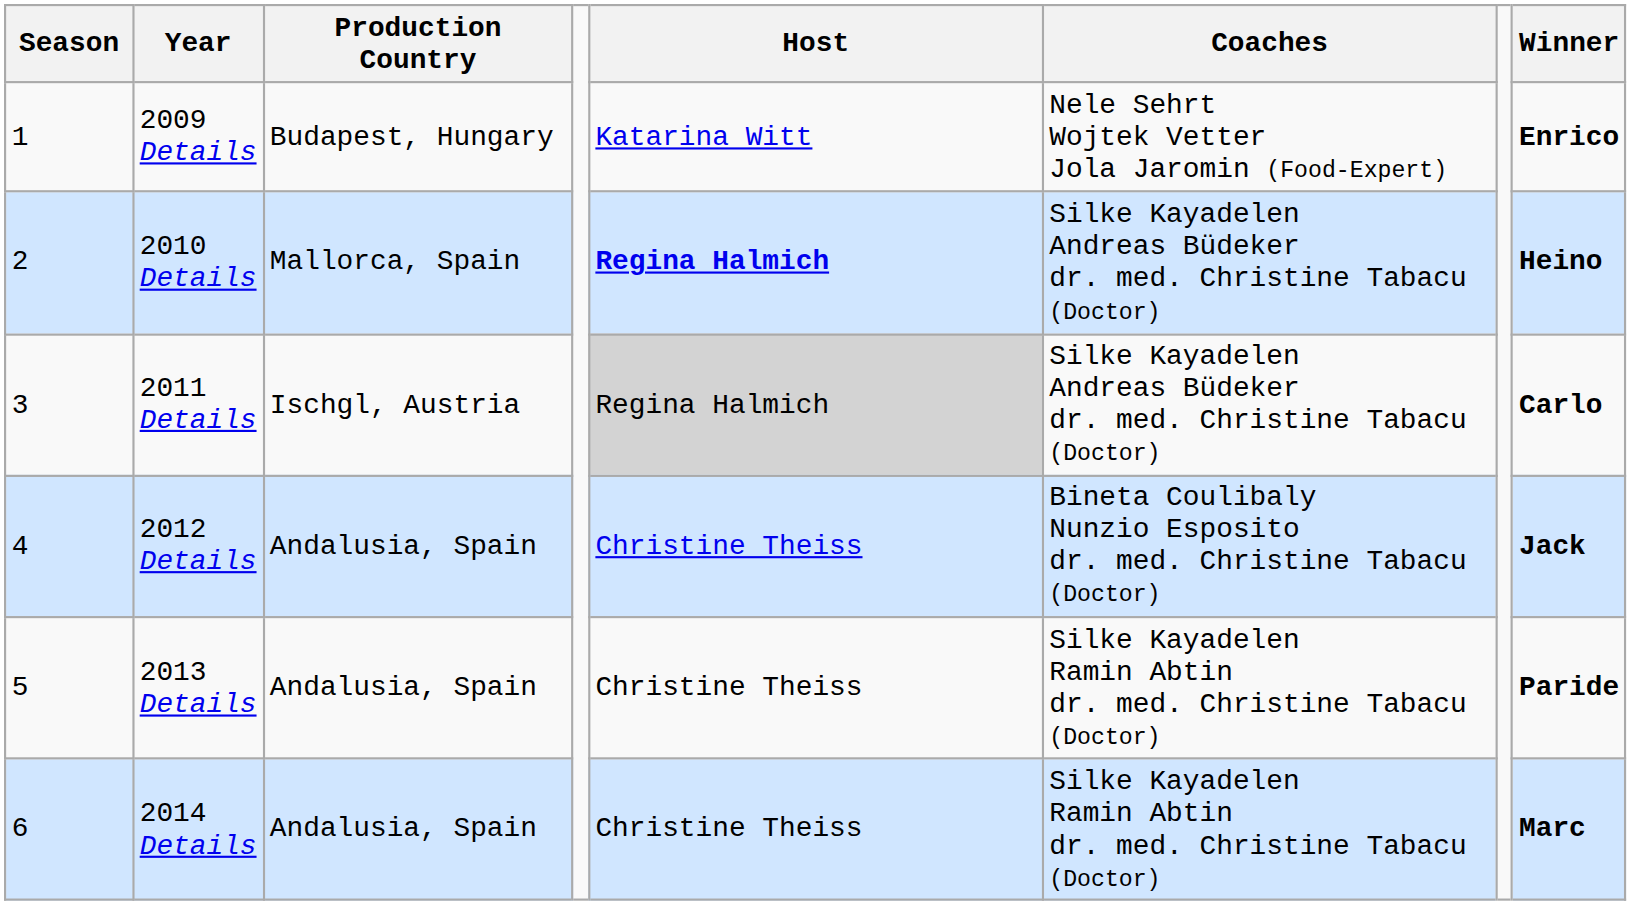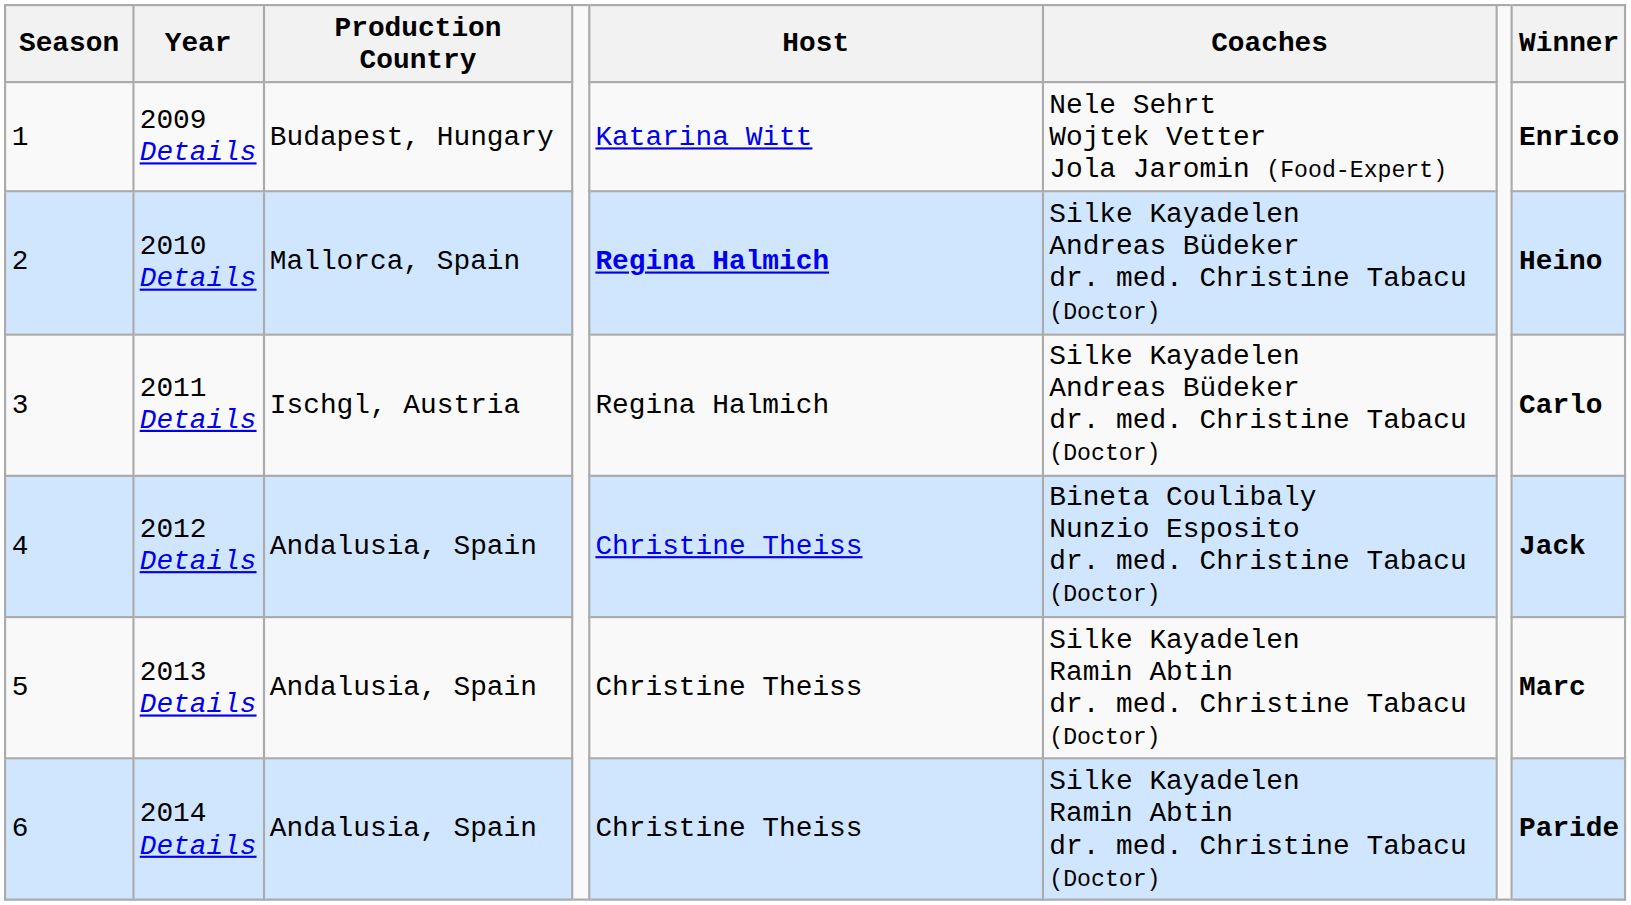(712, 405) lightgrey background -> (712, 405) no background
(1569, 688) Paride -> (1552, 688) Marc
(1552, 829) Marc -> (1569, 829) Paride
